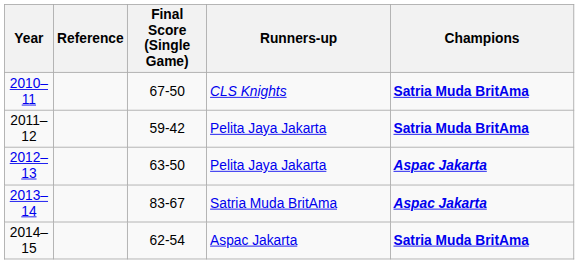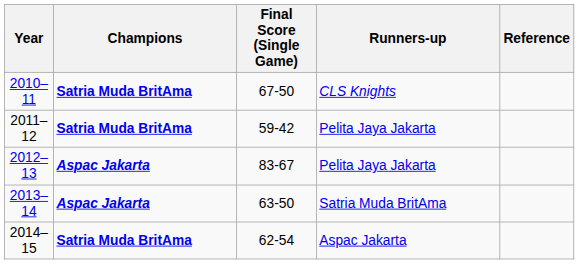columns swapped: (482, 38) <-> (90, 38)
(167, 166) 63-50 -> (276, 166) 83-67
(167, 203) 83-67 -> (276, 203) 63-50
